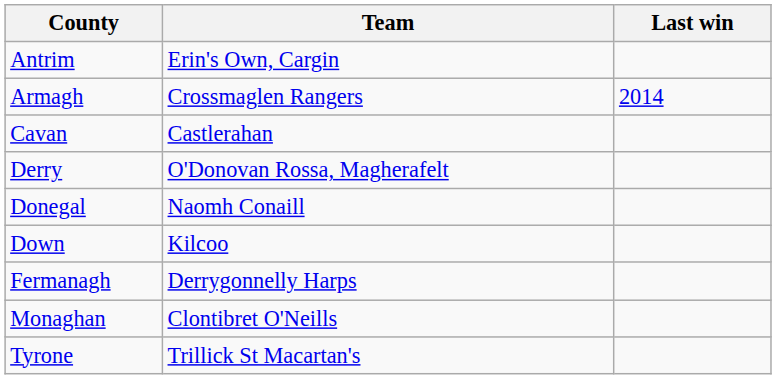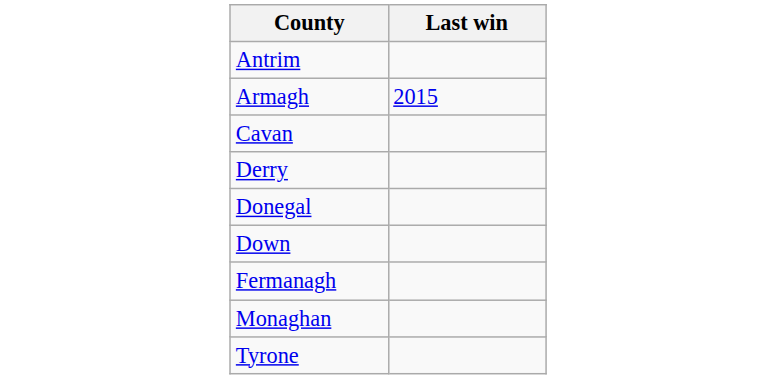- column: (388, 23)
(641, 96) 2014 -> (416, 96) 2015
